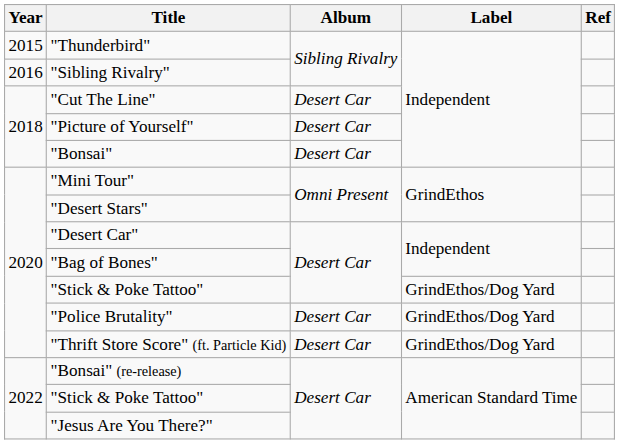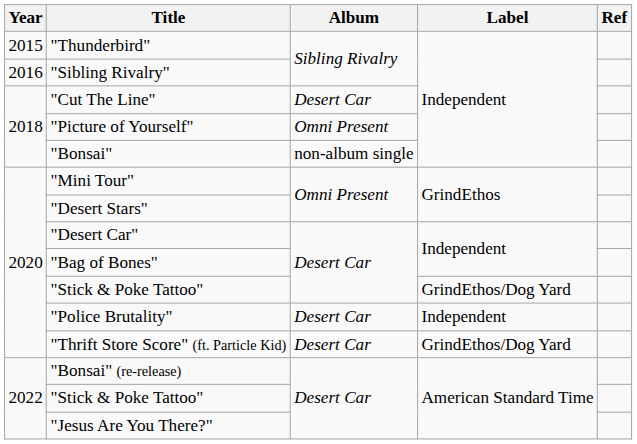(333, 126) Desert Car -> (341, 126) Omni Present
(333, 153) Desert Car -> (354, 153) non-album single
(480, 316) GrindEthos/Dog Yard -> (464, 316) Independent
